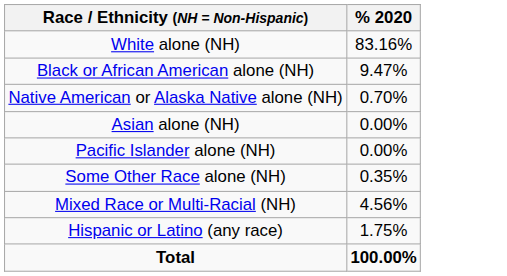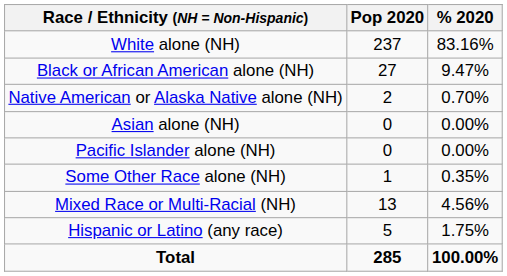+ column: (387, 17)
